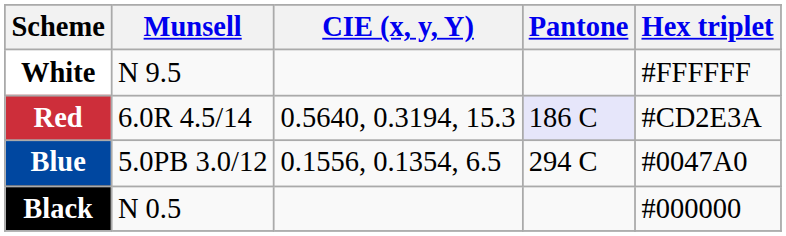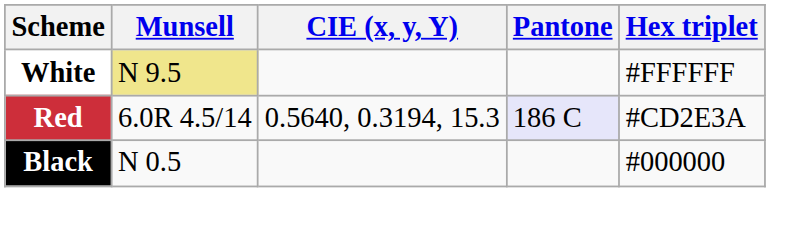(150, 72) no background -> (150, 72) khaki background
- row: (58, 162)
